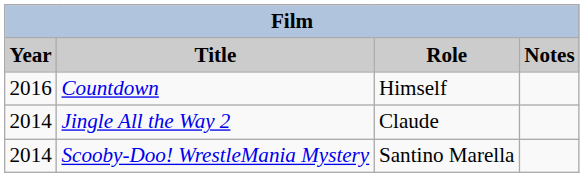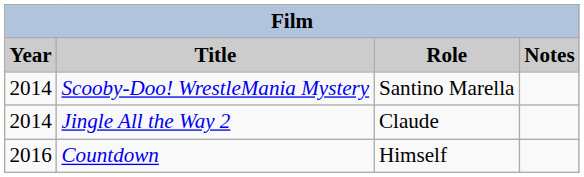rows swapped: (215, 155) <-> (110, 88)
